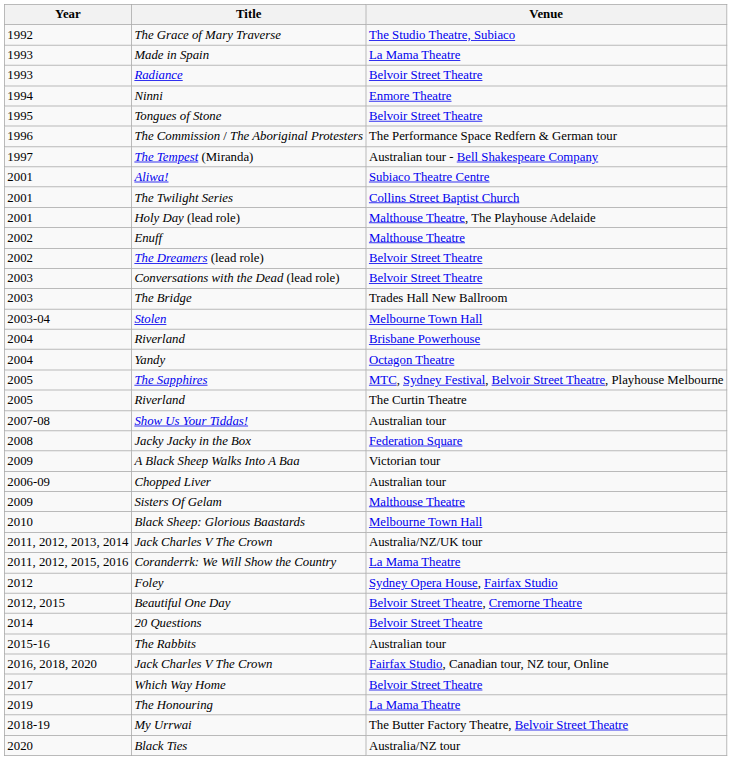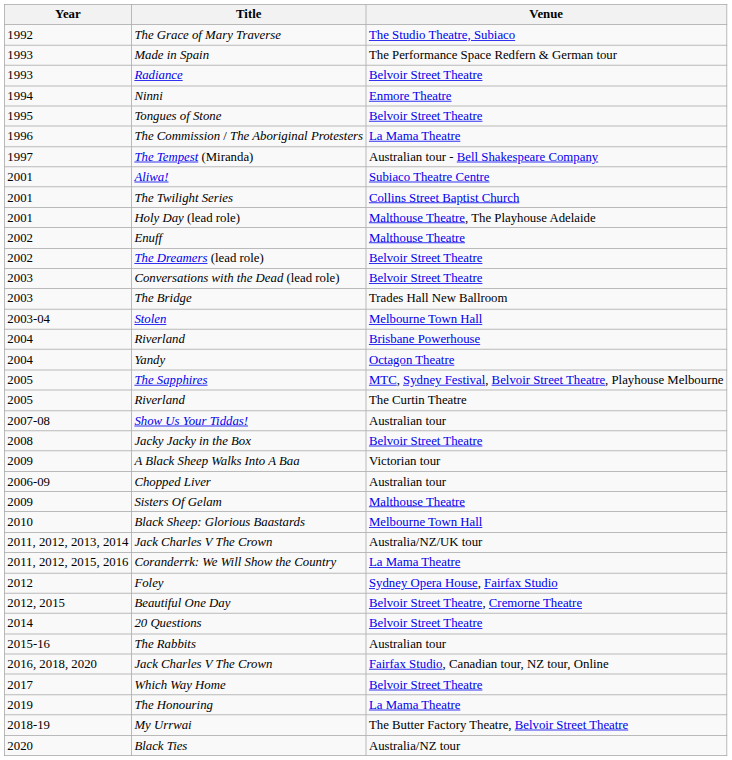(415, 55) La Mama Theatre -> (493, 55) The Performance Space Redfern & German tour
(493, 136) The Performance Space Redfern & German tour -> (415, 136) La Mama Theatre
(416, 440) Federation Square -> (426, 440) Belvoir Street Theatre
